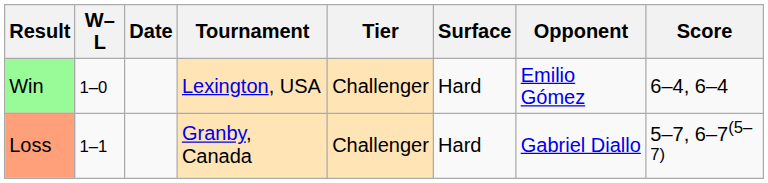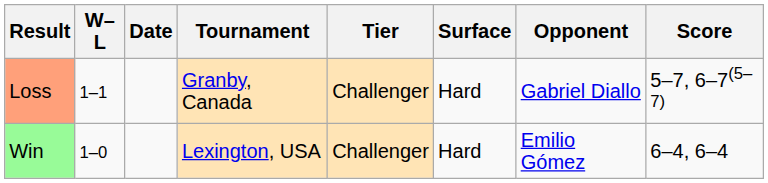rows swapped: (26, 85) <-> (30, 145)
